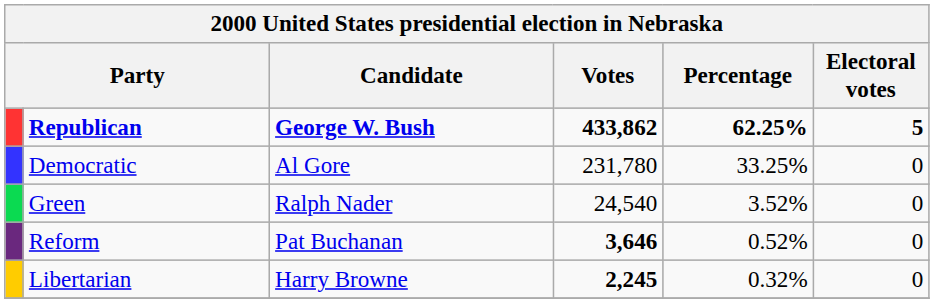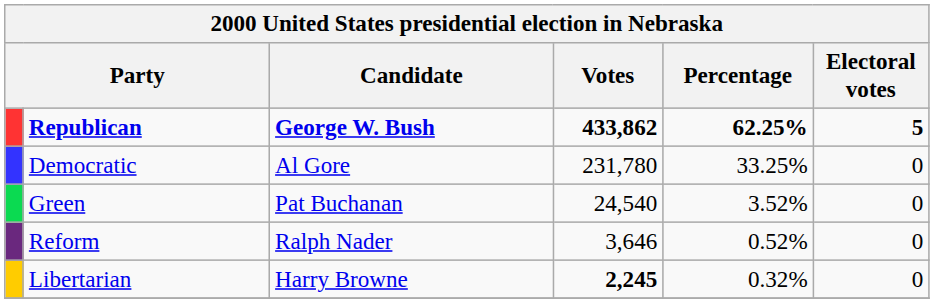(334, 203) Ralph Nader -> (339, 203) Pat Buchanan
(339, 241) Pat Buchanan -> (334, 241) Ralph Nader
(631, 241) bold -> (631, 241) normal
